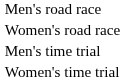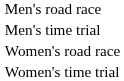rows swapped: (63, 30) <-> (53, 51)
